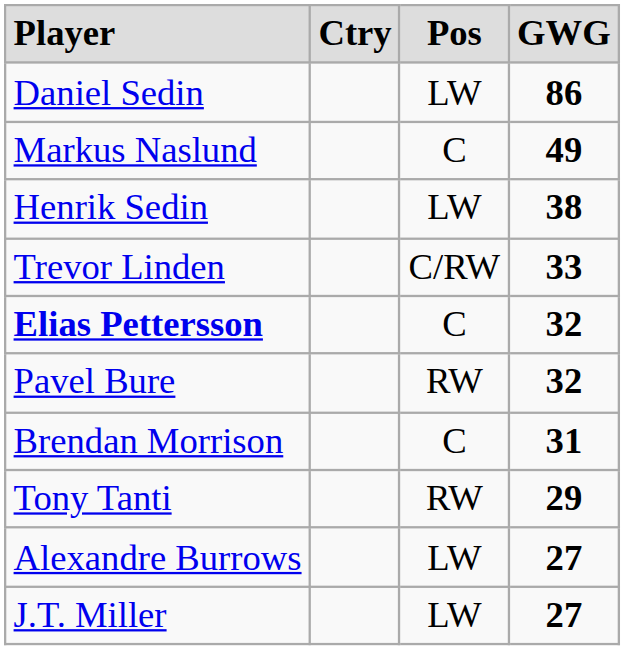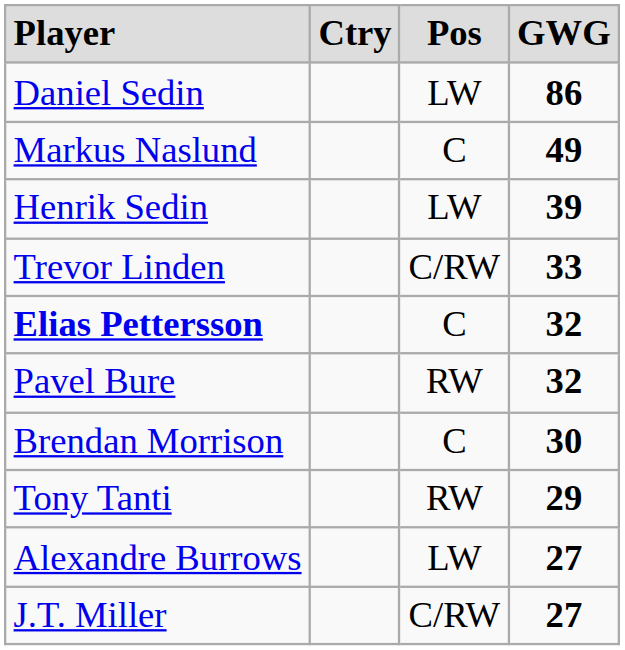(564, 207) 38 -> (564, 207) 39
(564, 440) 31 -> (564, 440) 30
(454, 614) LW -> (454, 614) C/RW
